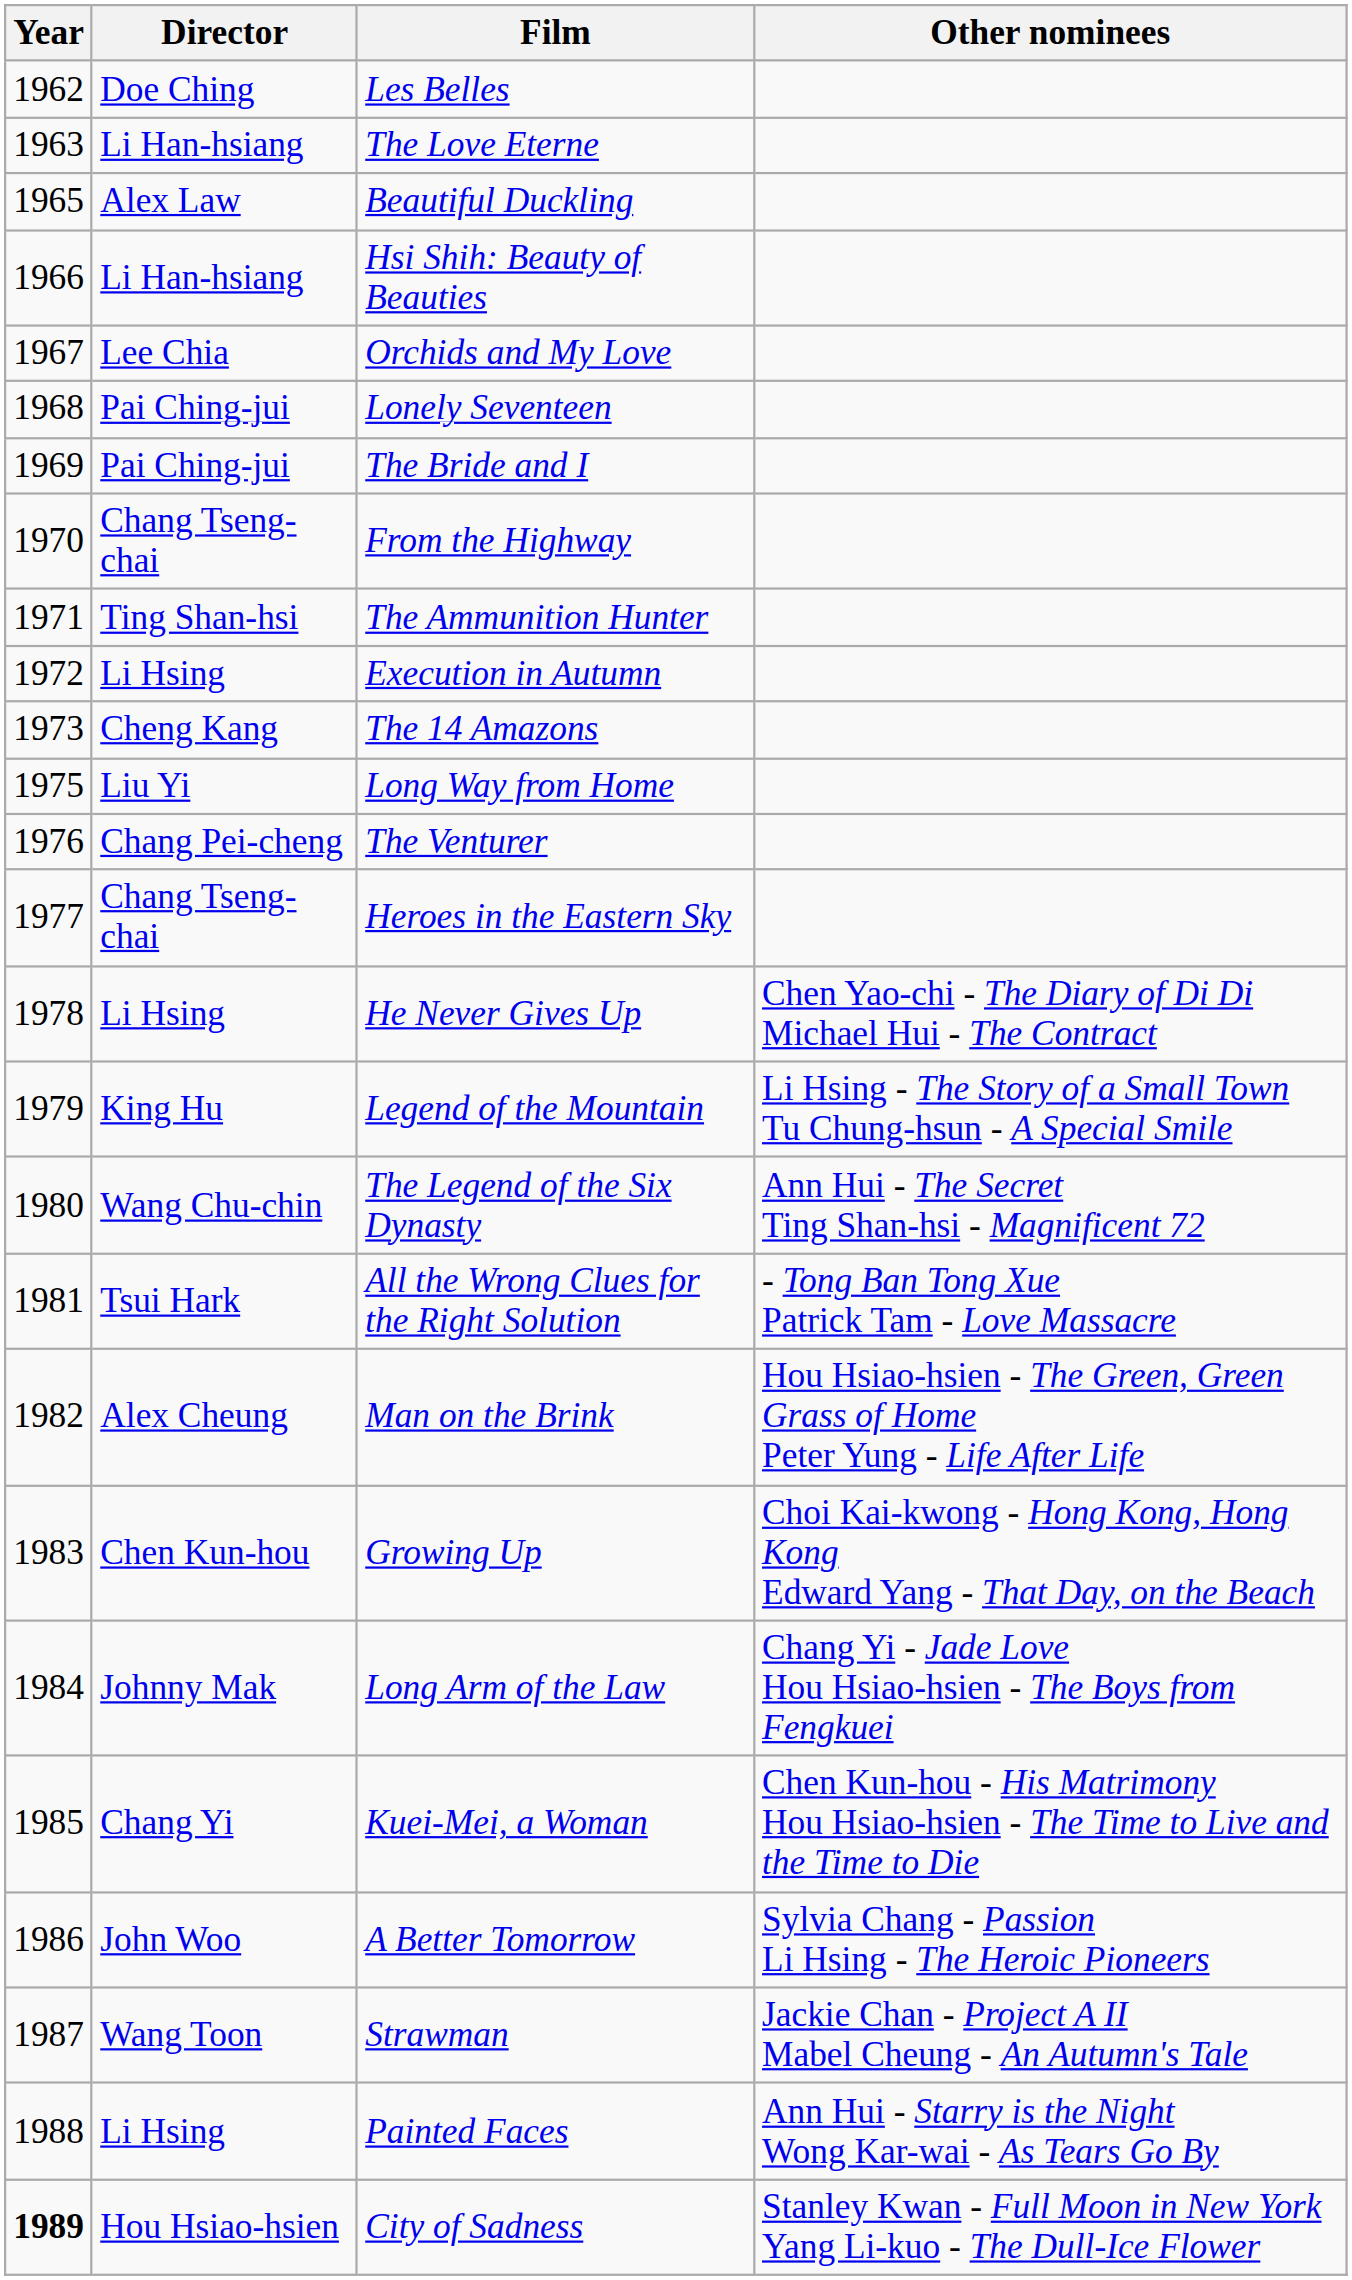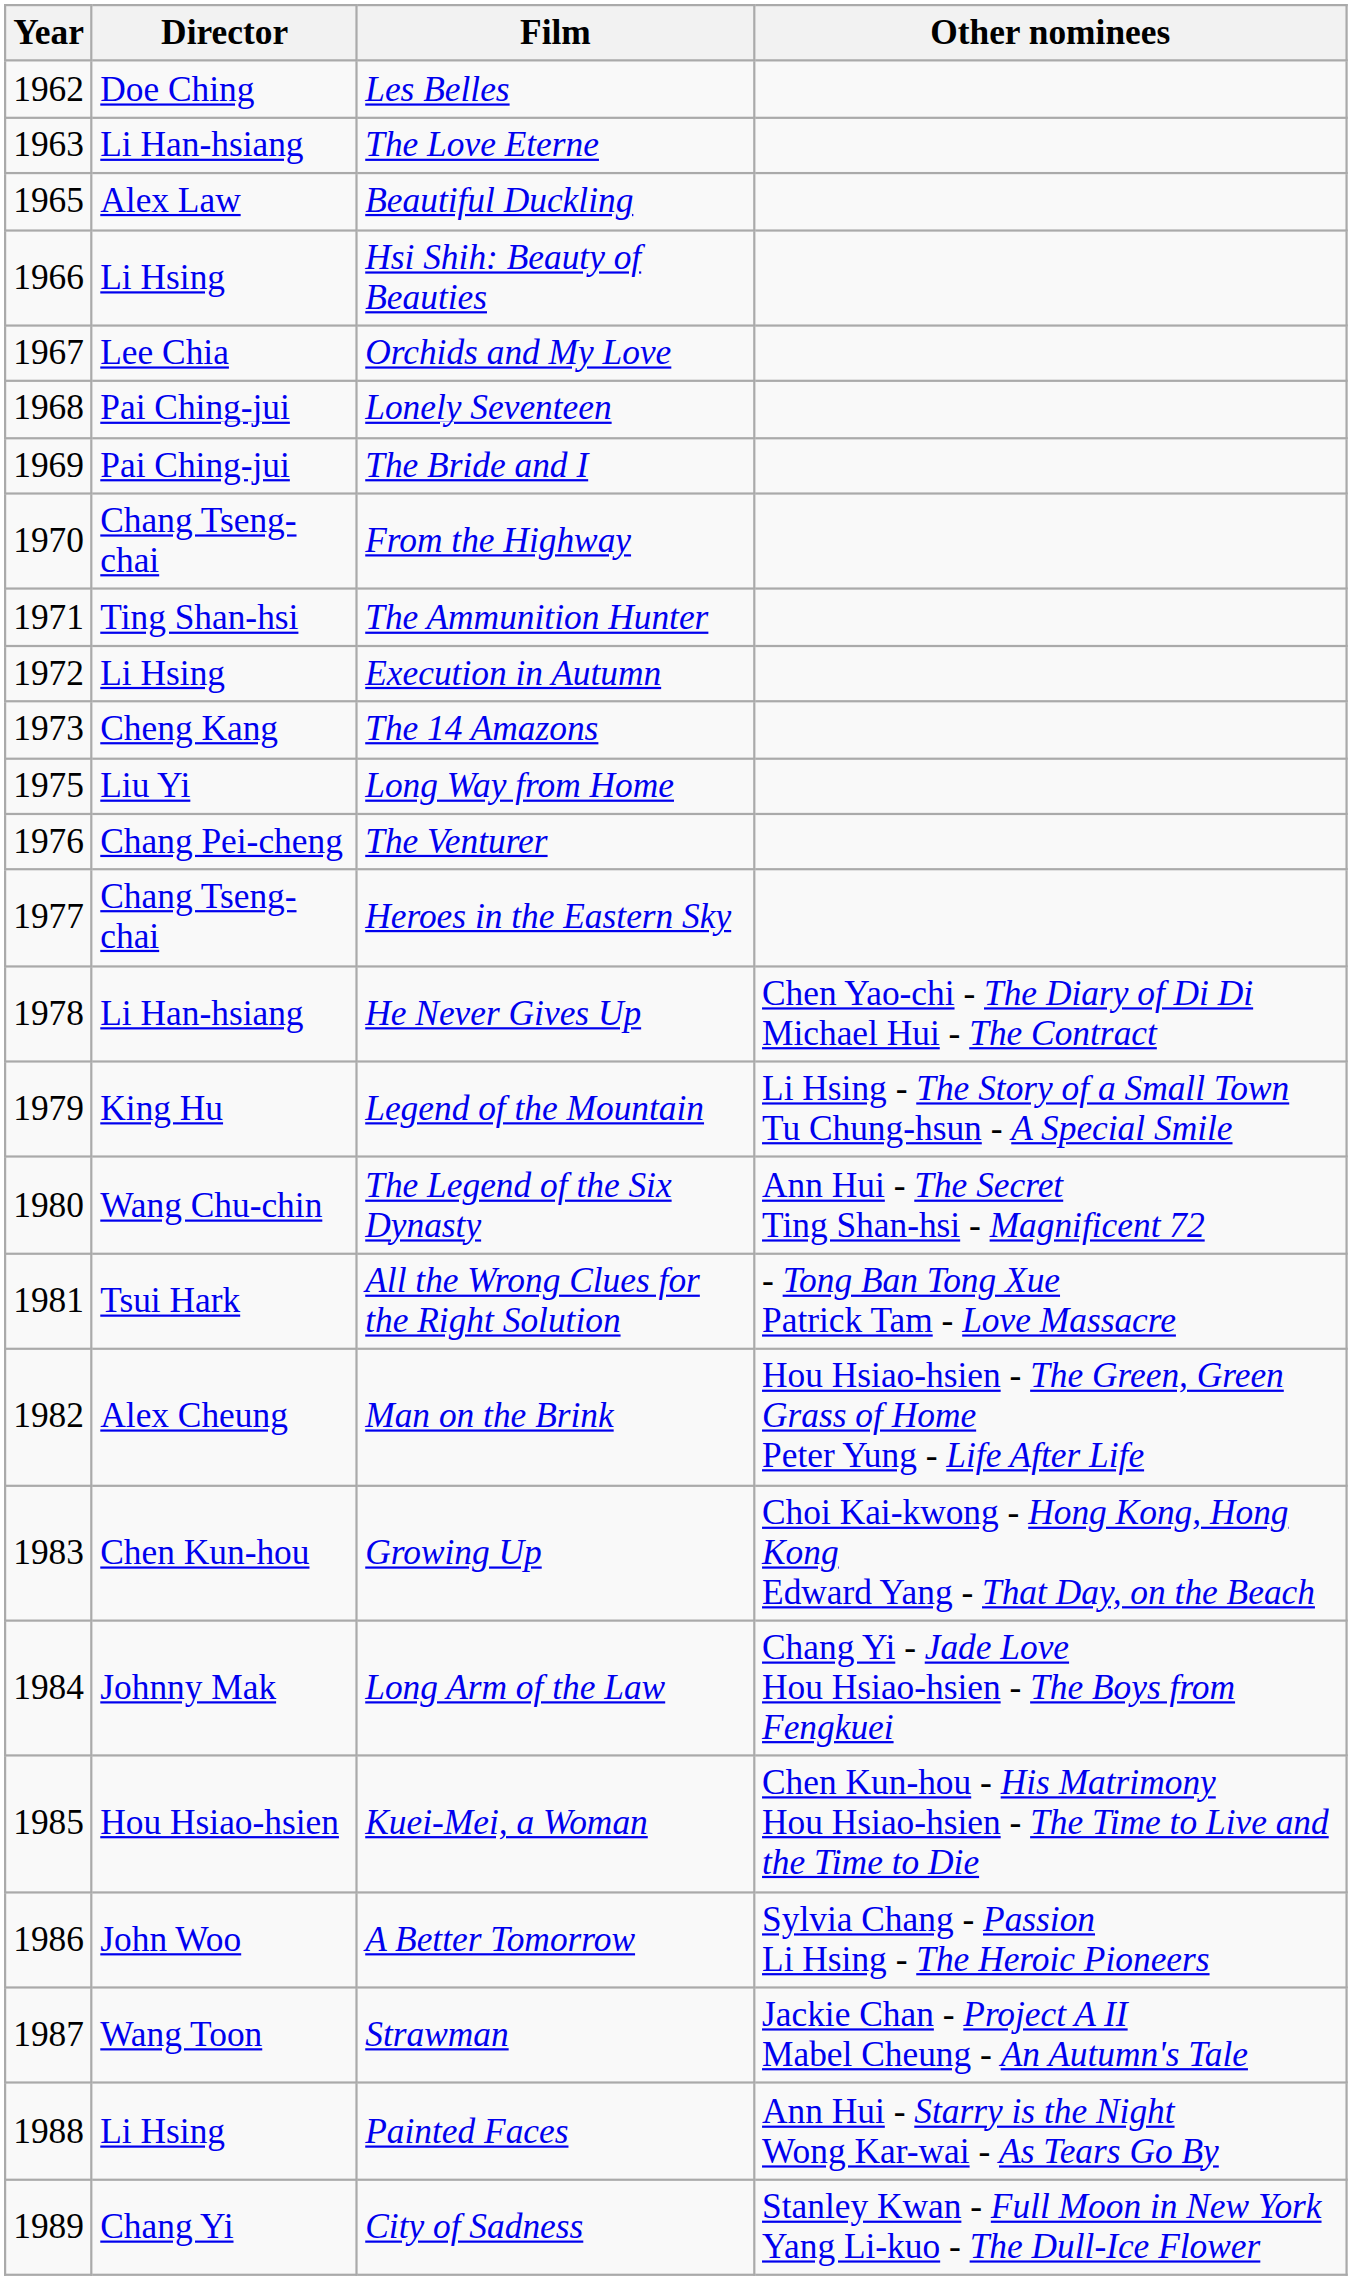(202, 276) Li Han-hsiang -> (163, 276) Li Hsing
(163, 1012) Li Hsing -> (202, 1012) Li Han-hsiang
(167, 1823) Chang Yi -> (220, 1823) Hou Hsiao-hsien
(49, 2226) bold -> (49, 2226) normal
(220, 2226) Hou Hsiao-hsien -> (167, 2226) Chang Yi
